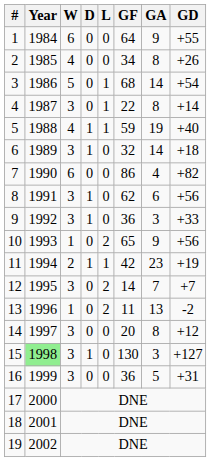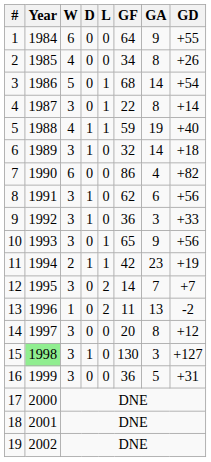(71, 241) 1 -> (71, 241) 3
(106, 241) 2 -> (106, 241) 1
